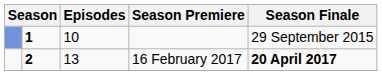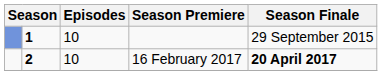(71, 59) 13 -> (71, 59) 10
